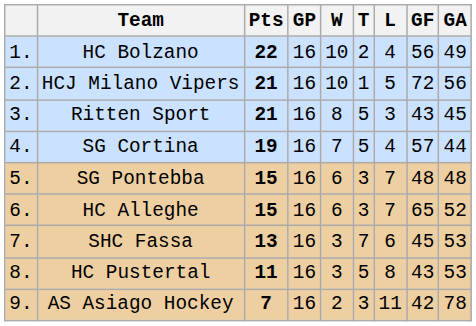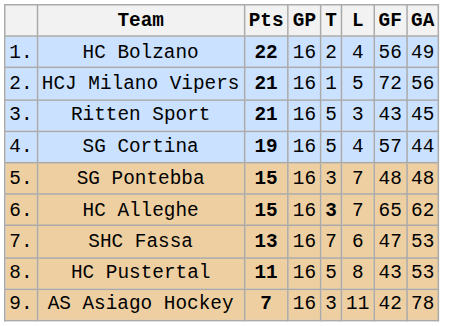- column: (337, 21)
(364, 210) normal -> (331, 210) bold
(455, 210) 52 -> (423, 210) 62
(423, 242) 45 -> (390, 242) 47
